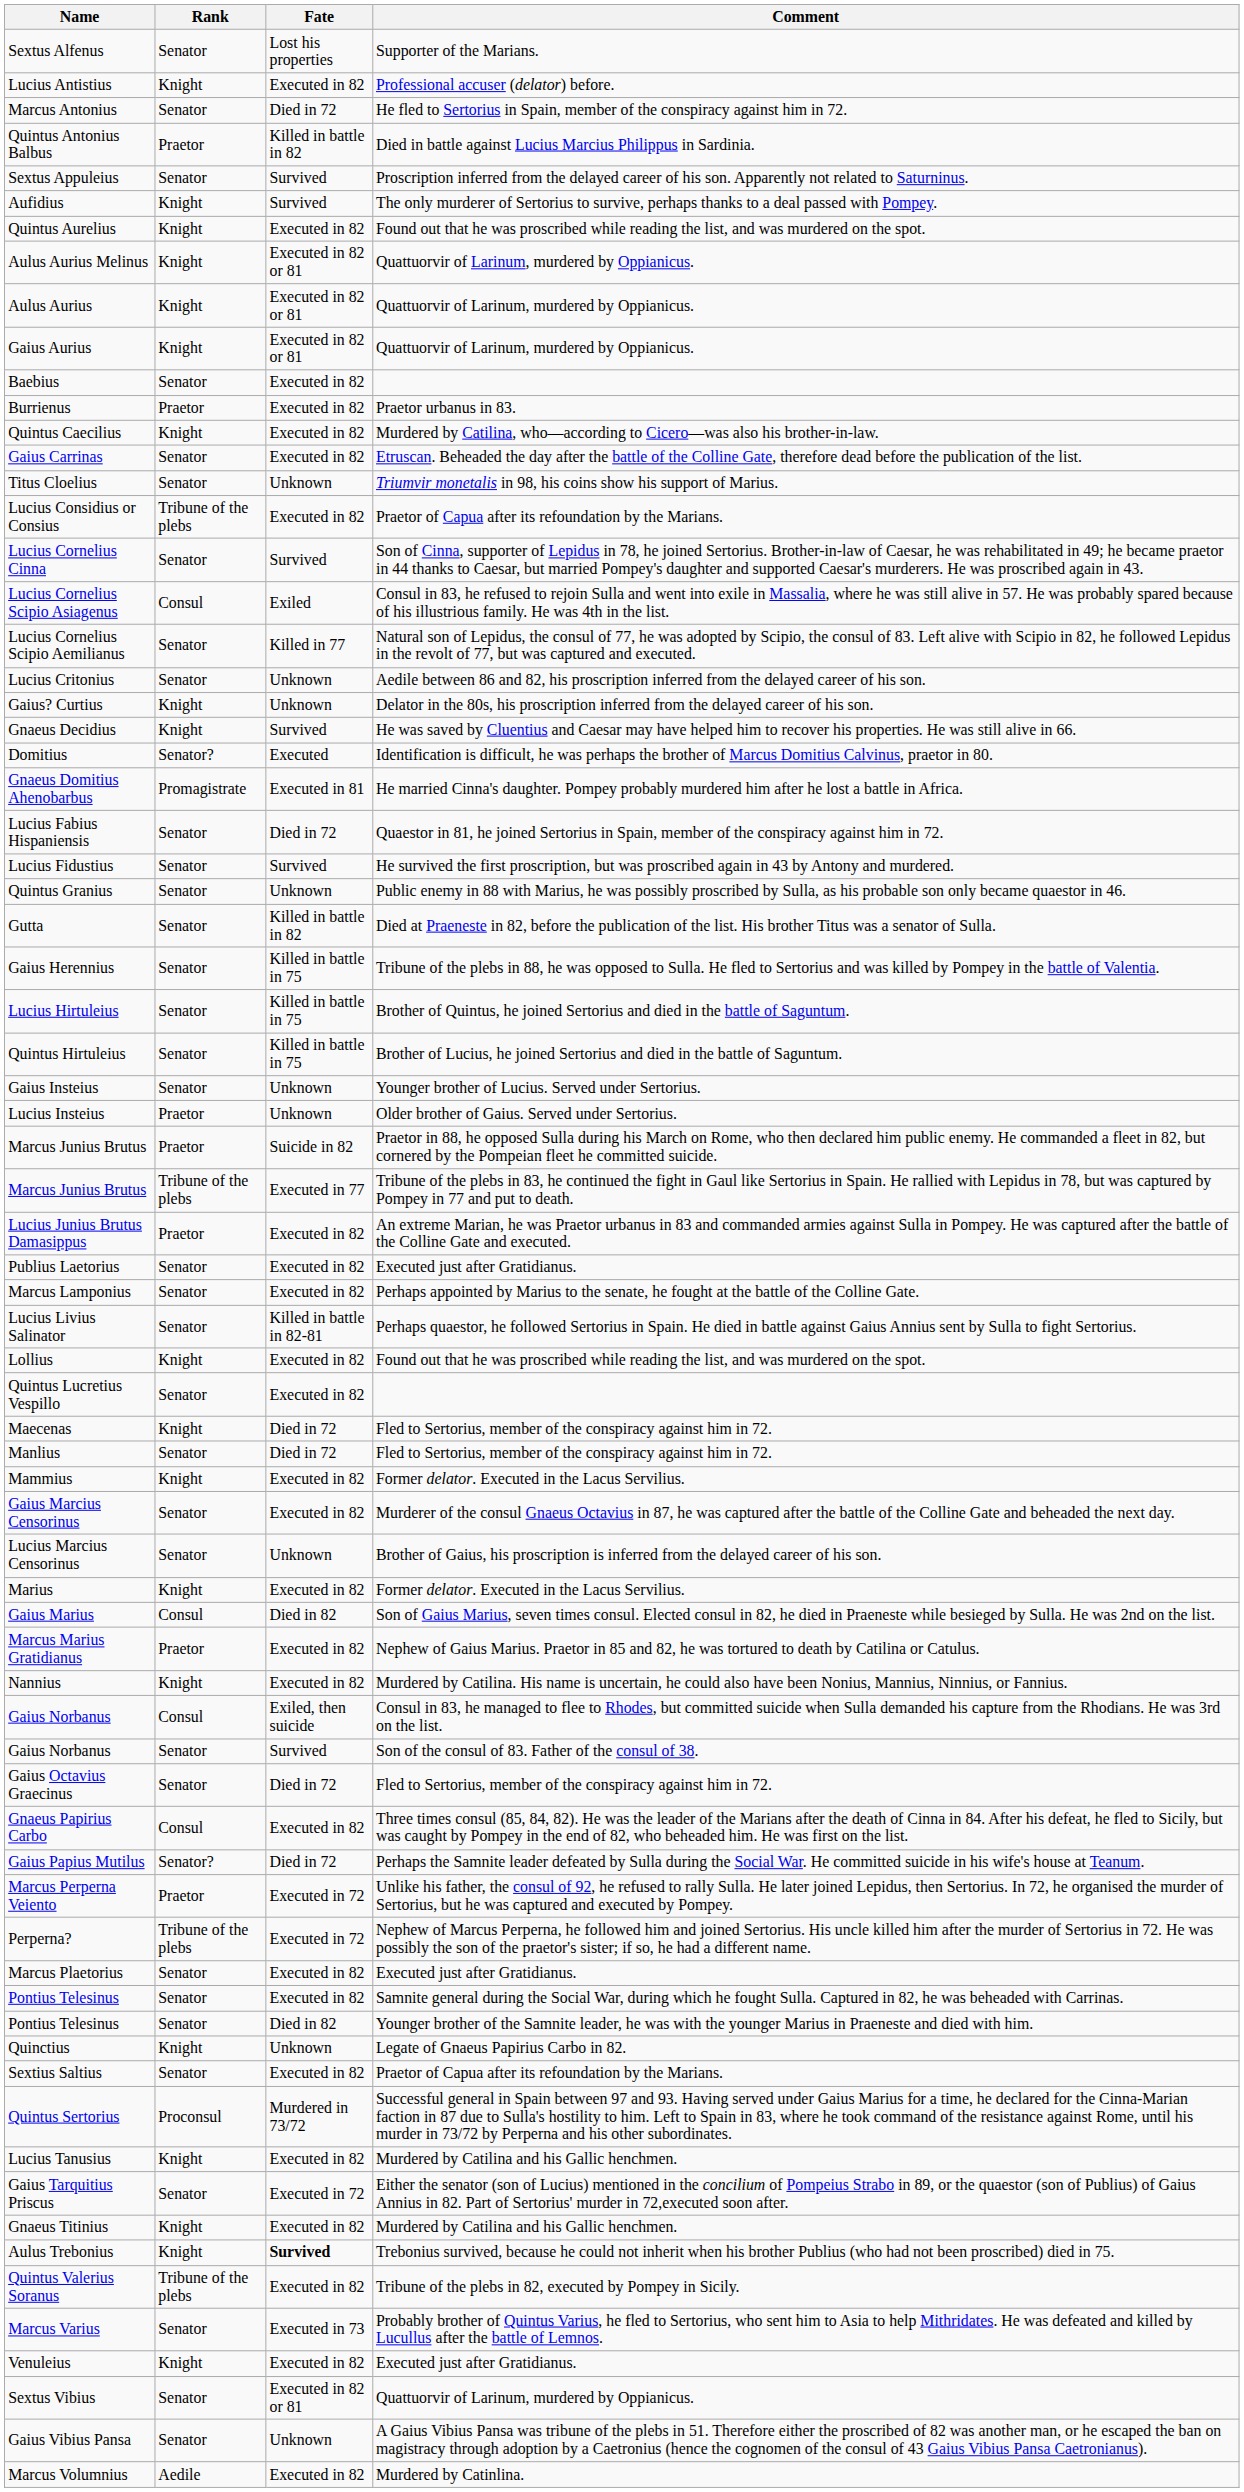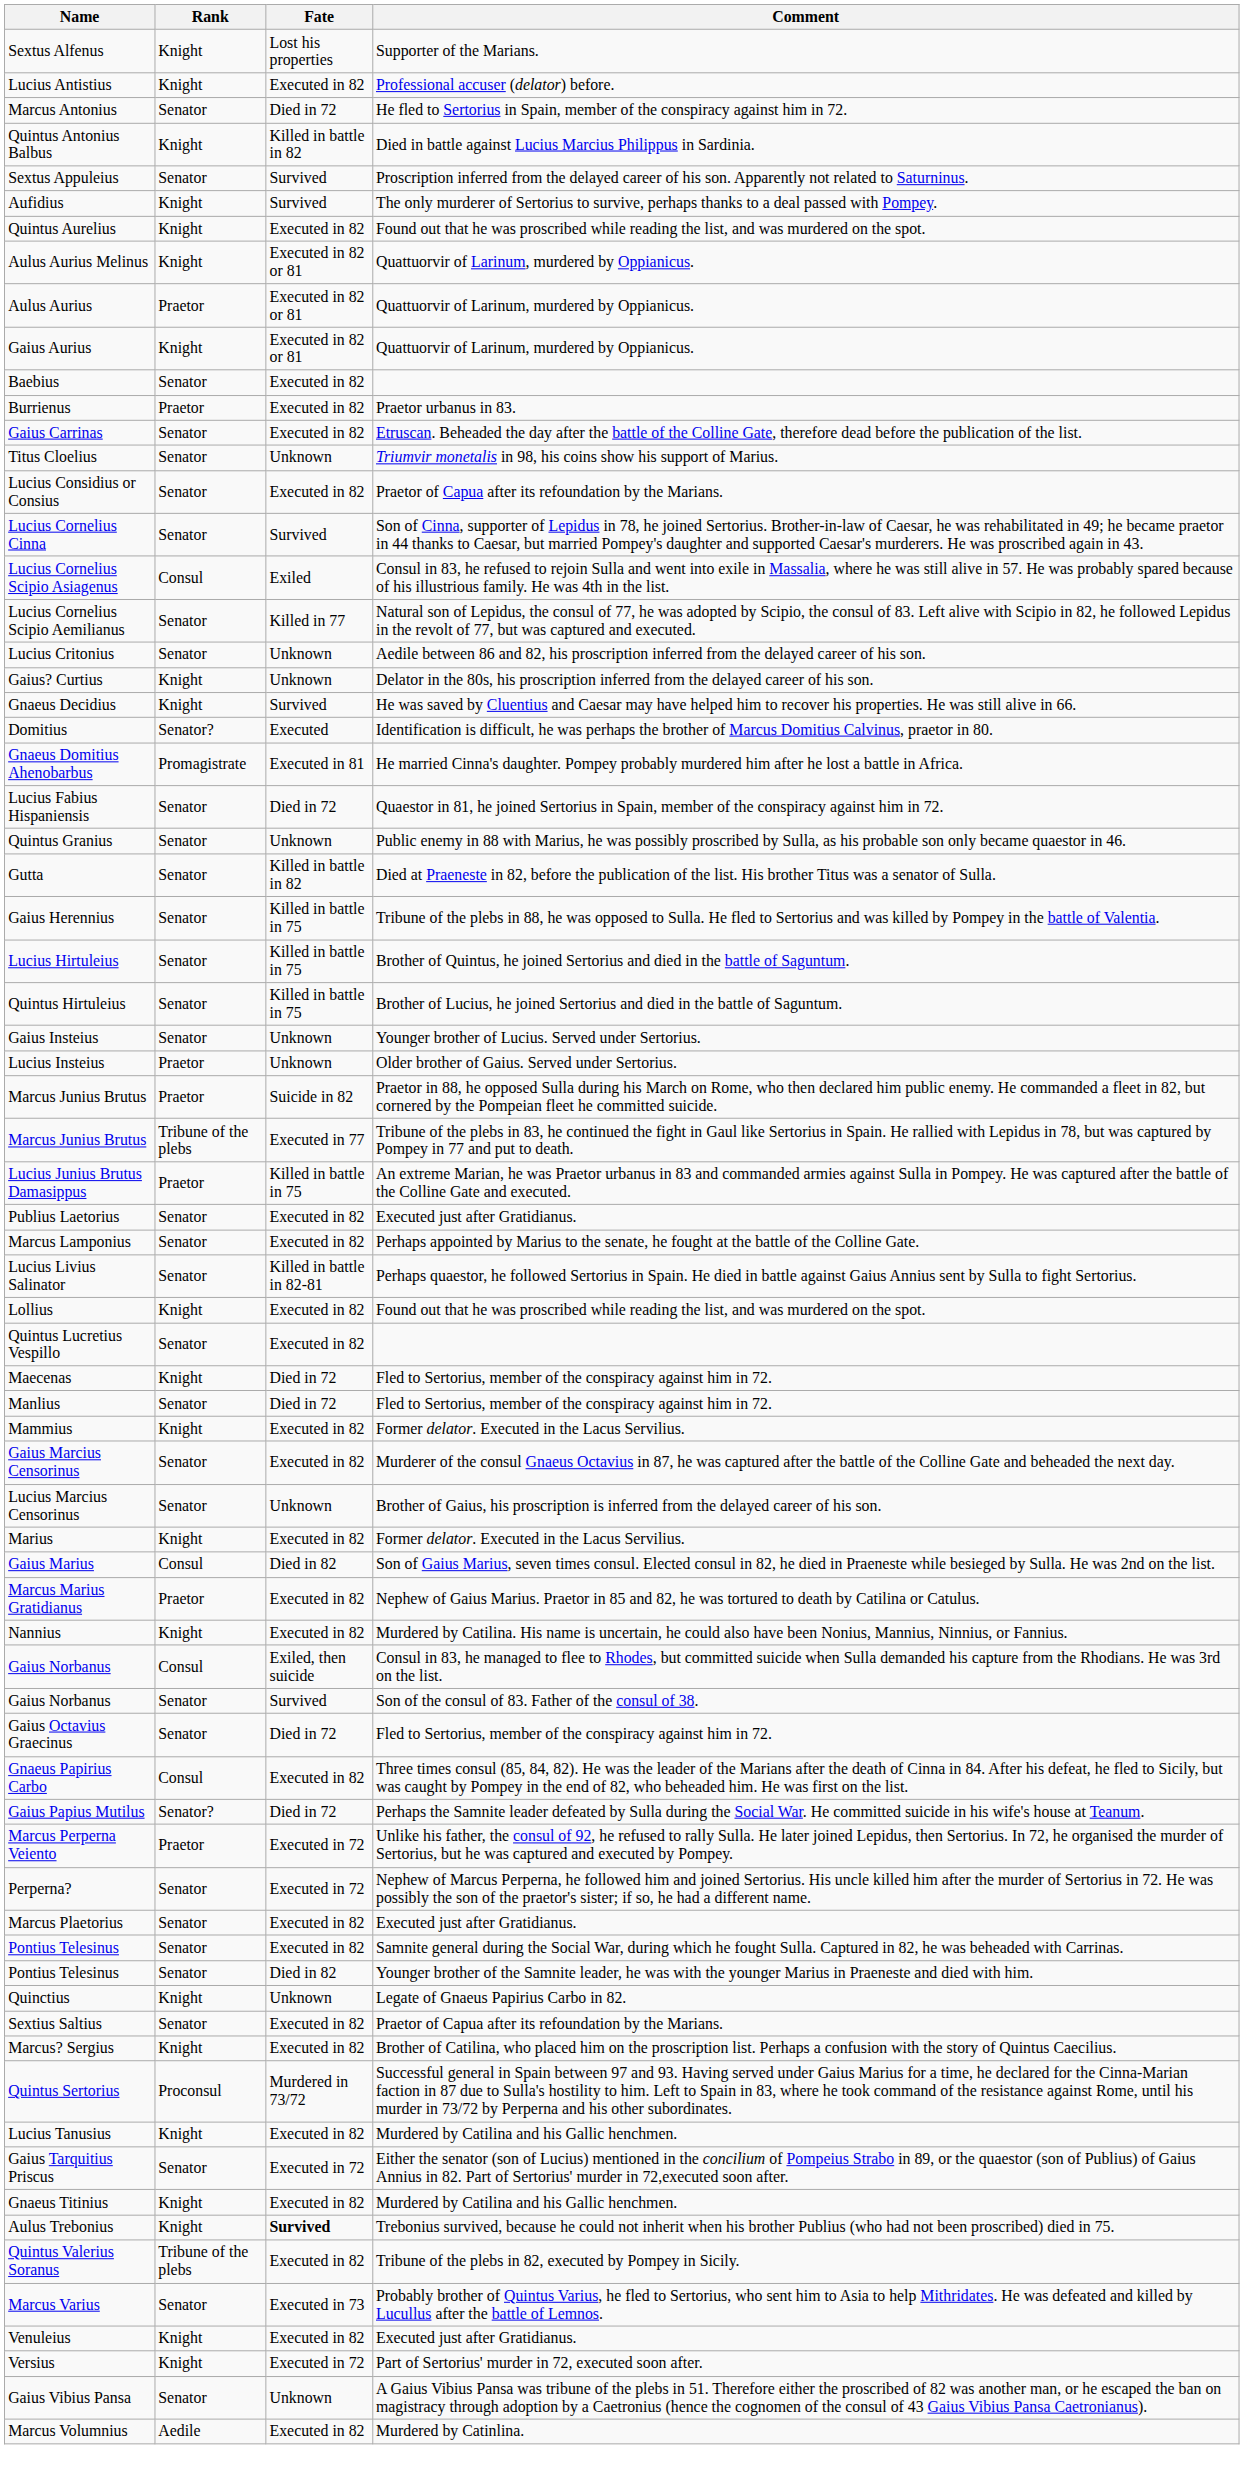(182, 51) Senator -> (180, 51) Knight
(181, 144) Praetor -> (180, 144) Knight
(180, 305) Knight -> (181, 305) Praetor
- row: (65, 432)
(203, 517) Tribune of the plebs -> (182, 491) Senator
- row: (61, 866)
(317, 1233) Executed in 82 -> (317, 1183) Killed in battle in 75
(203, 1939) Tribune of the plebs -> (182, 1888) Senator
+ row: (61, 2048)
+ row: (31, 2363)
- row: (52, 2397)
